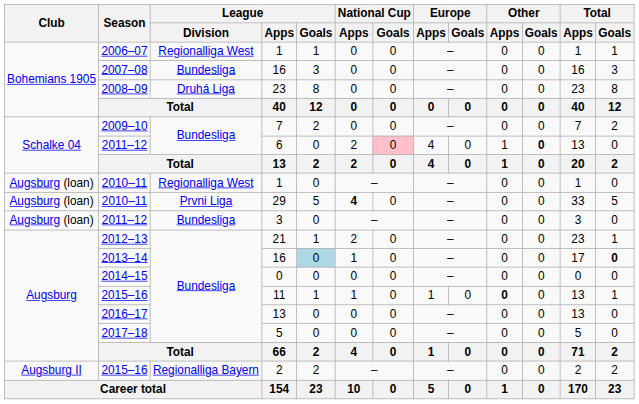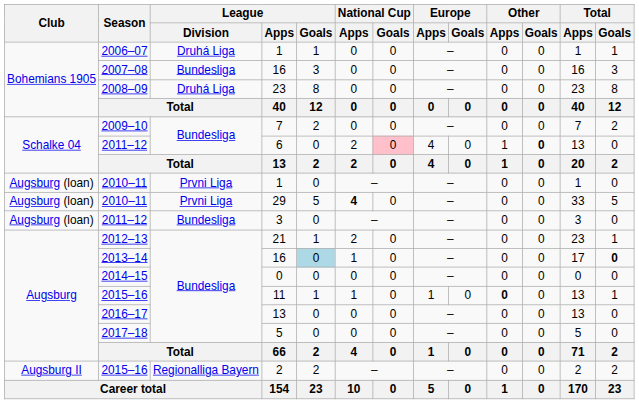(206, 51) Regionalliga West -> (206, 51) Druhá Liga
(206, 182) Regionalliga West -> (206, 182) Prvni Liga
